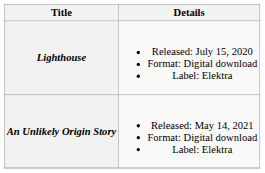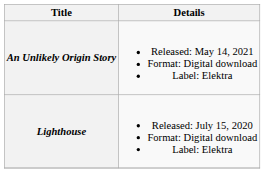rows swapped: (61, 58) <-> (61, 131)
